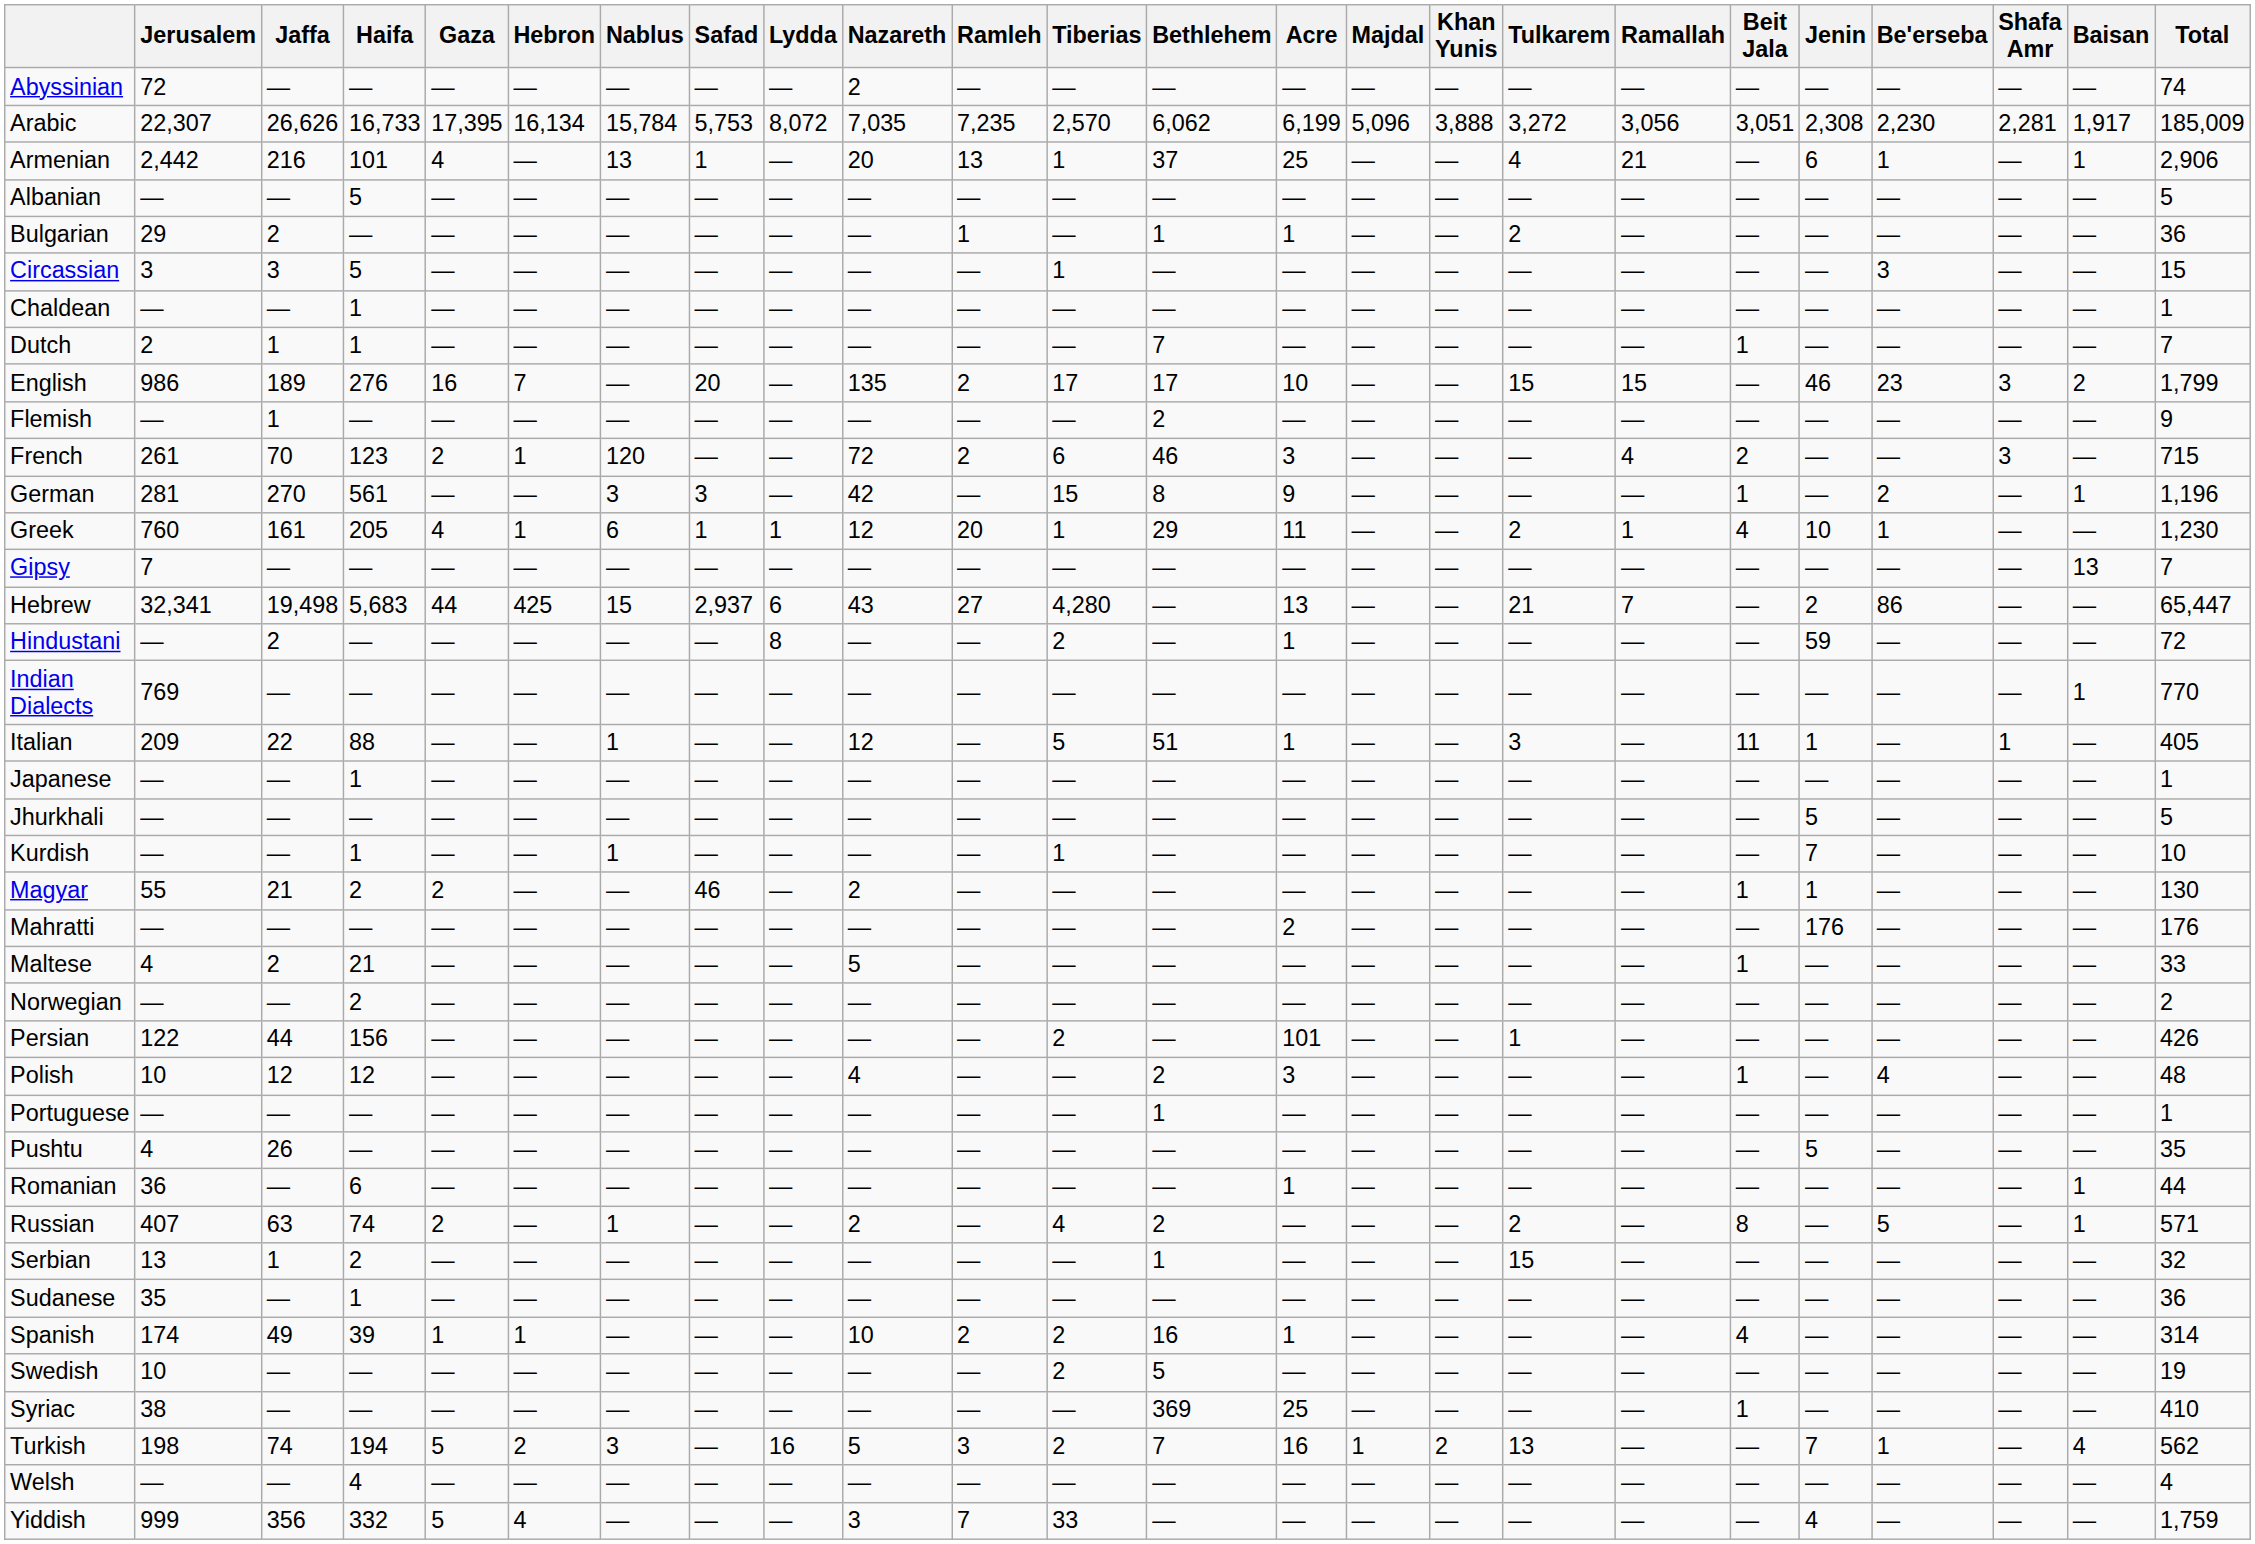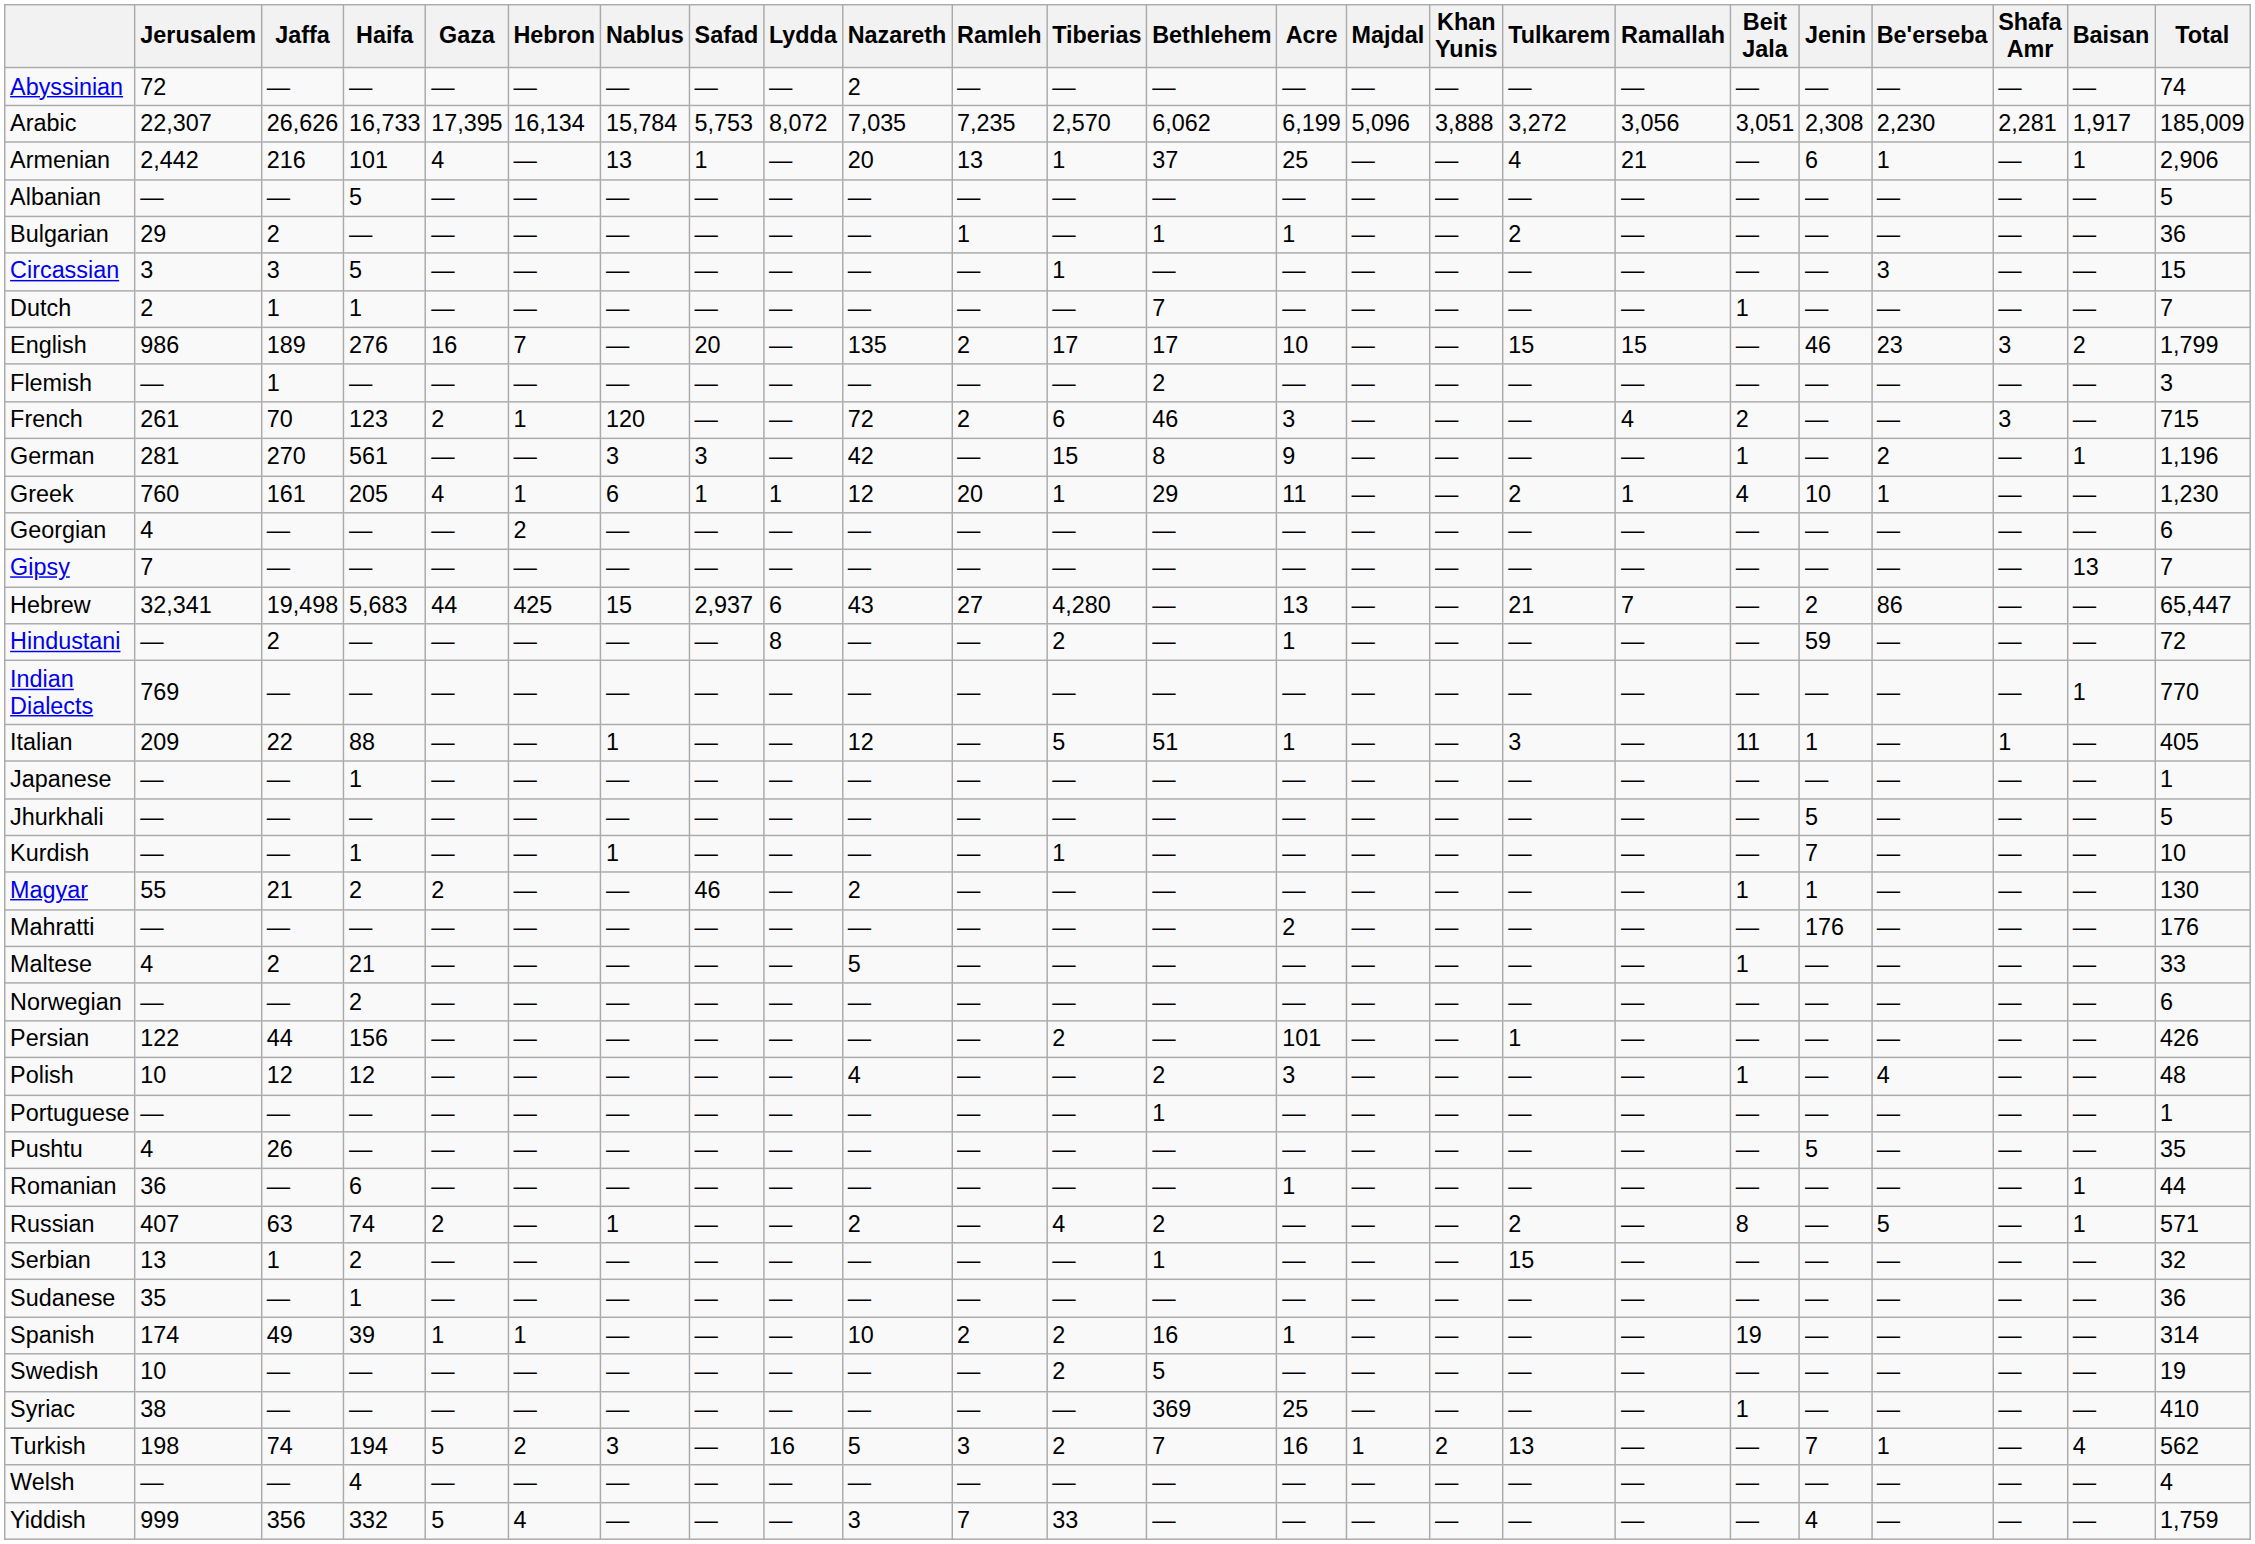- row: (60, 308)
(2167, 419) 9 -> (2167, 382) 3
+ row: (58, 530)
(2167, 1001) 2 -> (2167, 1001) 6
(1742, 1335) 4 -> (1749, 1335) 19
